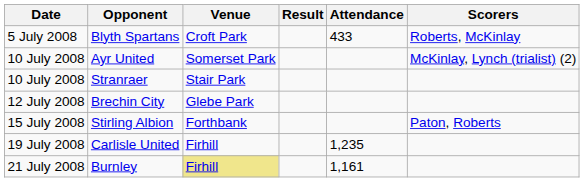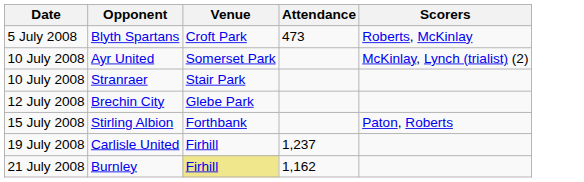- column: (303, 15)
(341, 36) 433 -> (293, 36) 473
(347, 144) 1,235 -> (299, 144) 1,237
(347, 166) 1,161 -> (299, 166) 1,162
